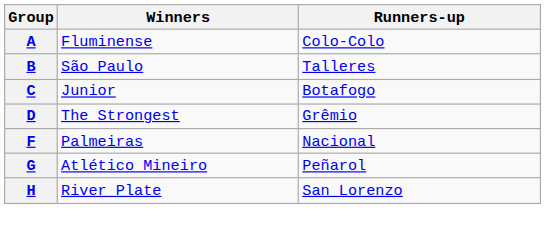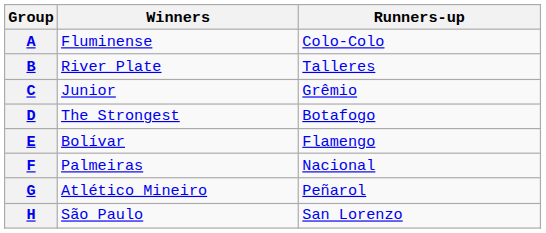(102, 67) São Paulo -> (111, 67) River Plate
(339, 91) Botafogo -> (330, 91) Grêmio
(330, 116) Grêmio -> (339, 116) Botafogo
+ row: (31, 141)
(111, 191) River Plate -> (102, 215) São Paulo
